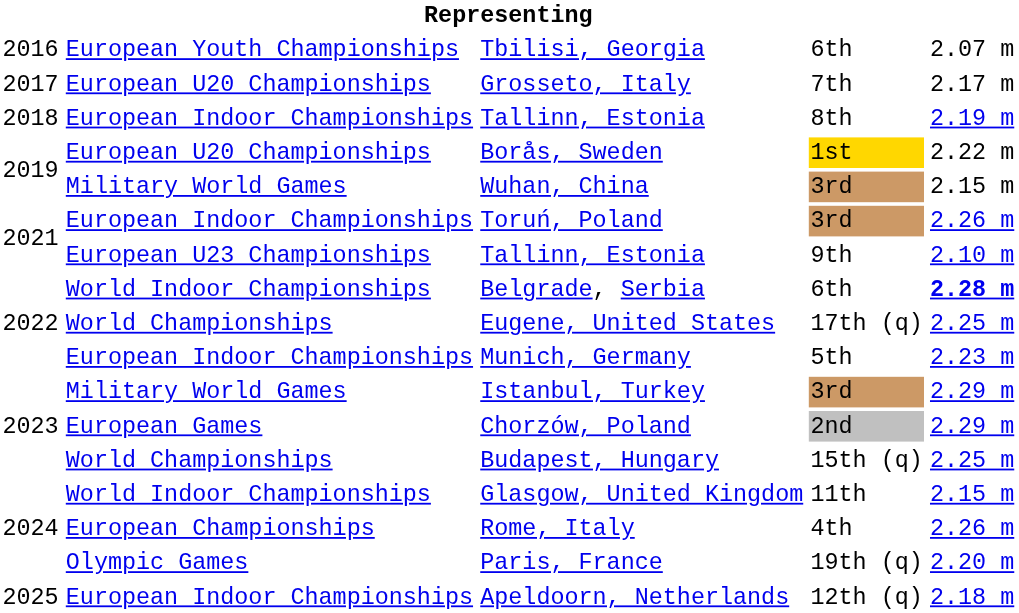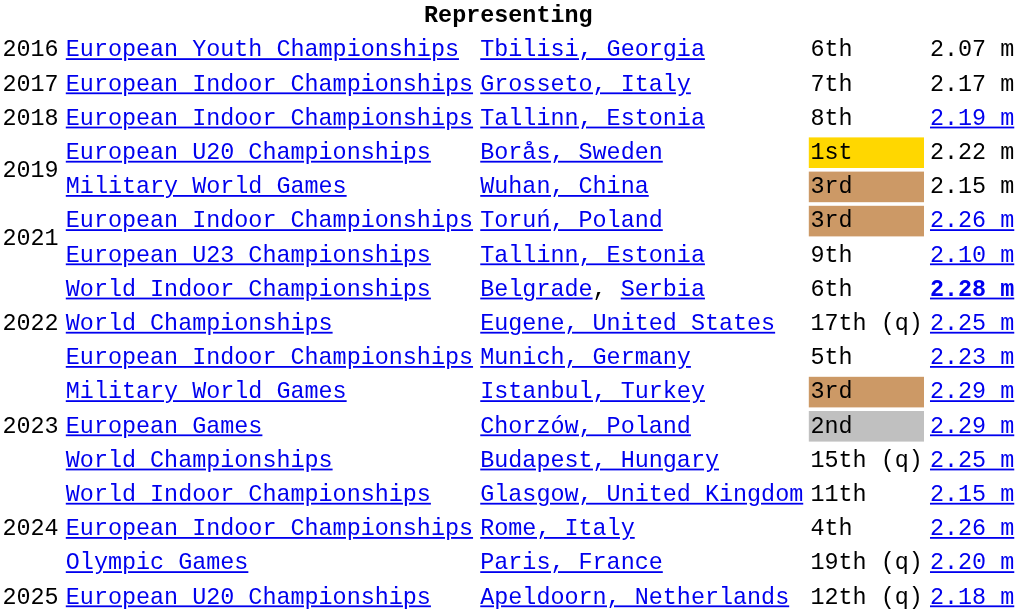(248, 84) European U20 Championships -> (269, 84) European Indoor Championships
(220, 529) European Championships -> (269, 529) European Indoor Championships
(269, 597) European Indoor Championships -> (248, 597) European U20 Championships
